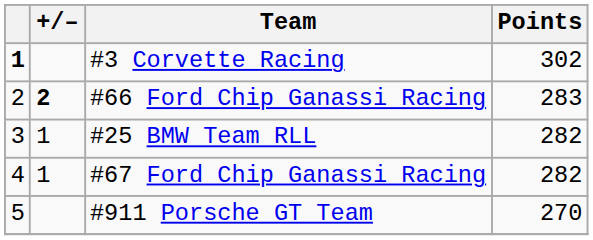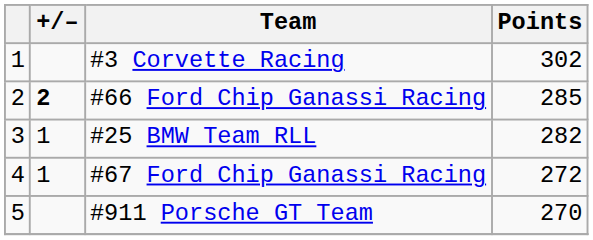(18, 62) bold -> (18, 62) normal
(561, 101) 283 -> (561, 101) 285
(561, 177) 282 -> (561, 177) 272
